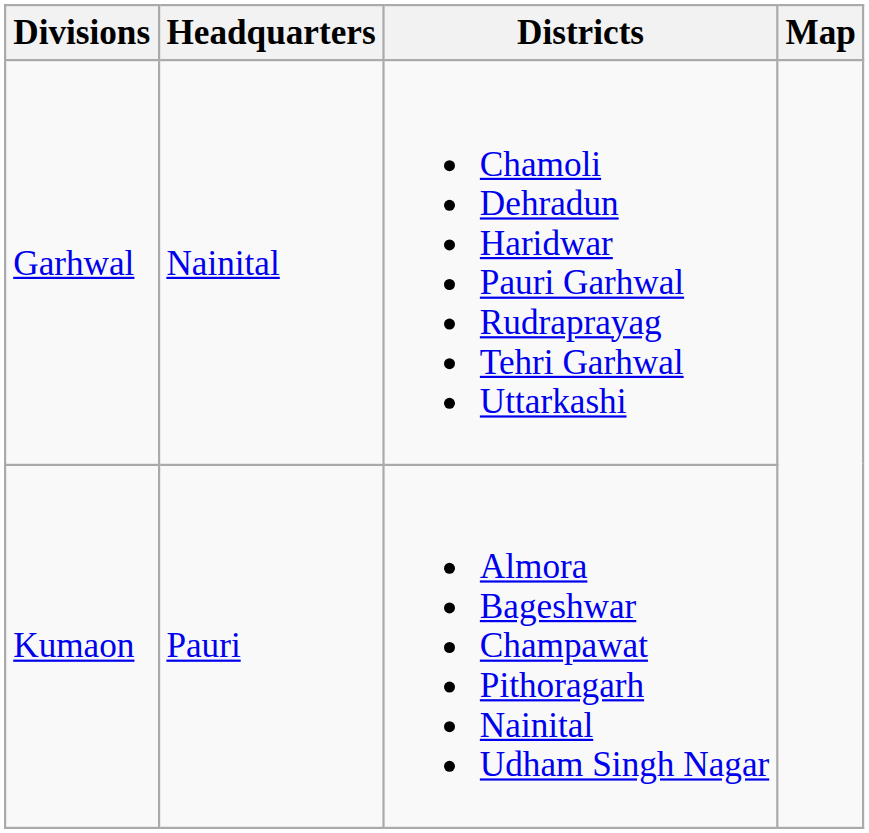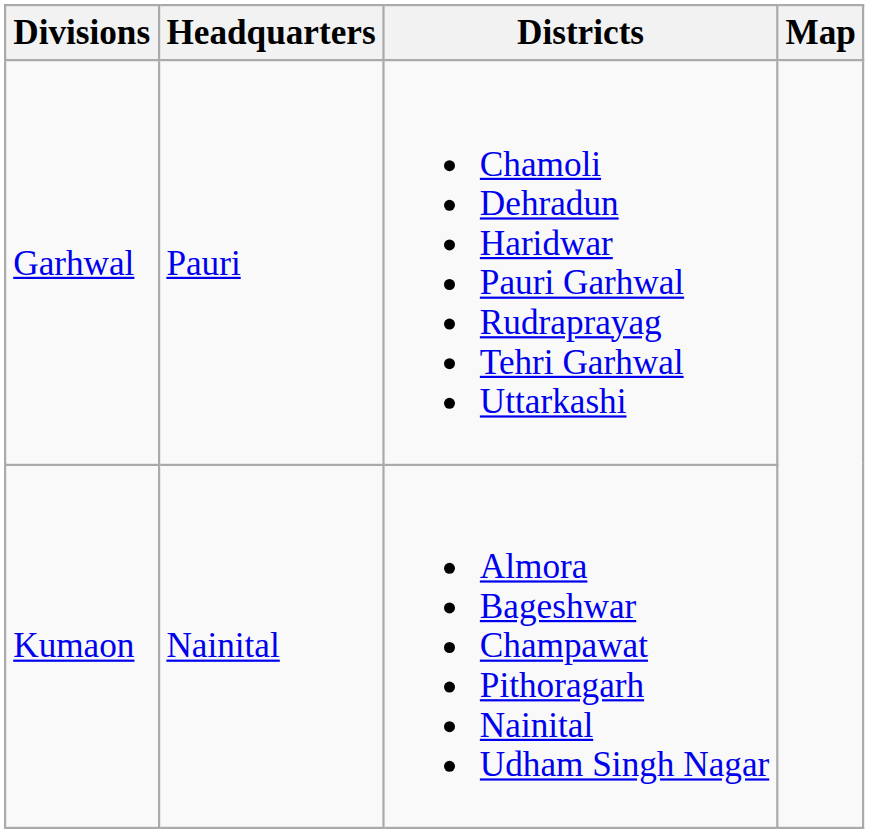(223, 262) Nainital -> (204, 262) Pauri
(204, 645) Pauri -> (223, 645) Nainital
